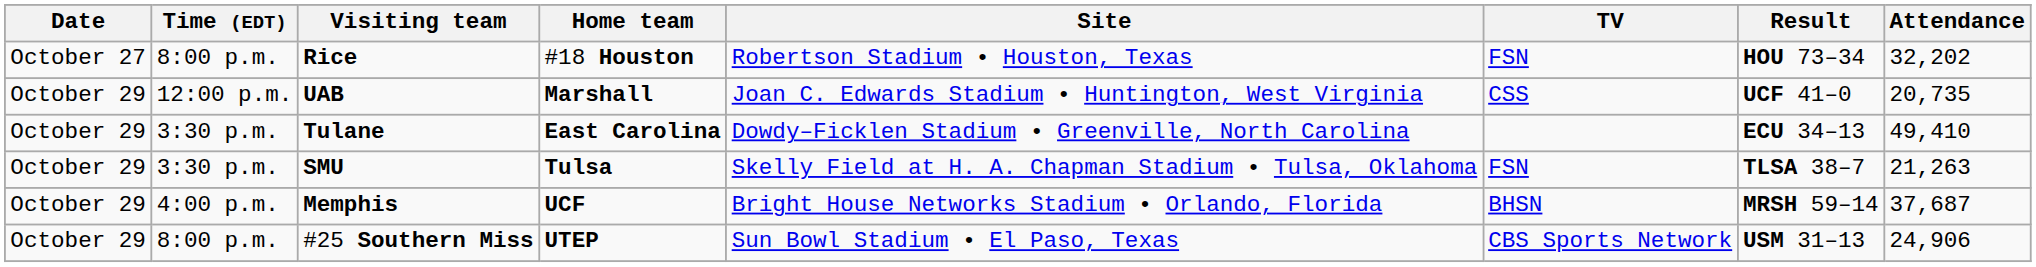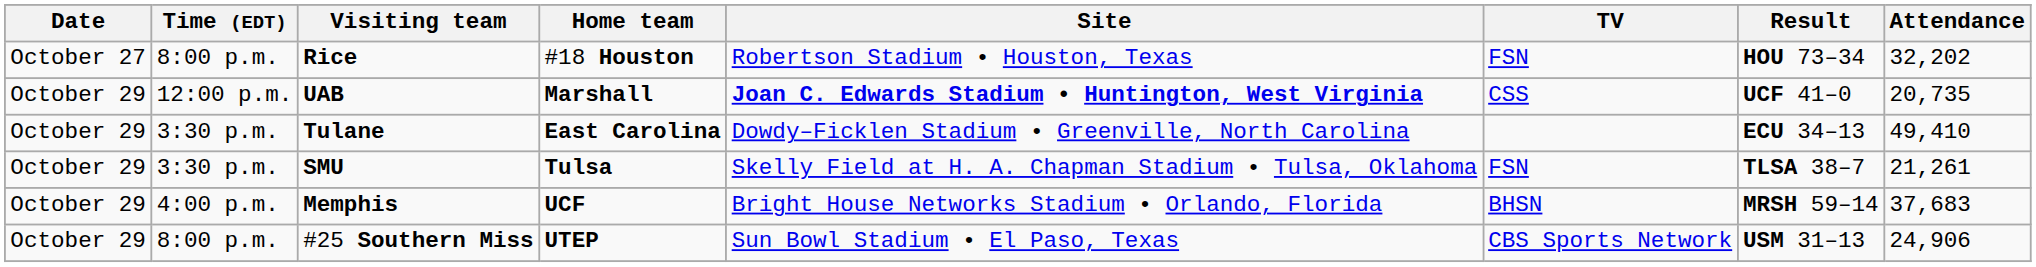(1077, 96) normal -> (1077, 96) bold
(1930, 169) 21,263 -> (1930, 169) 21,261
(1930, 206) 37,687 -> (1930, 206) 37,683
